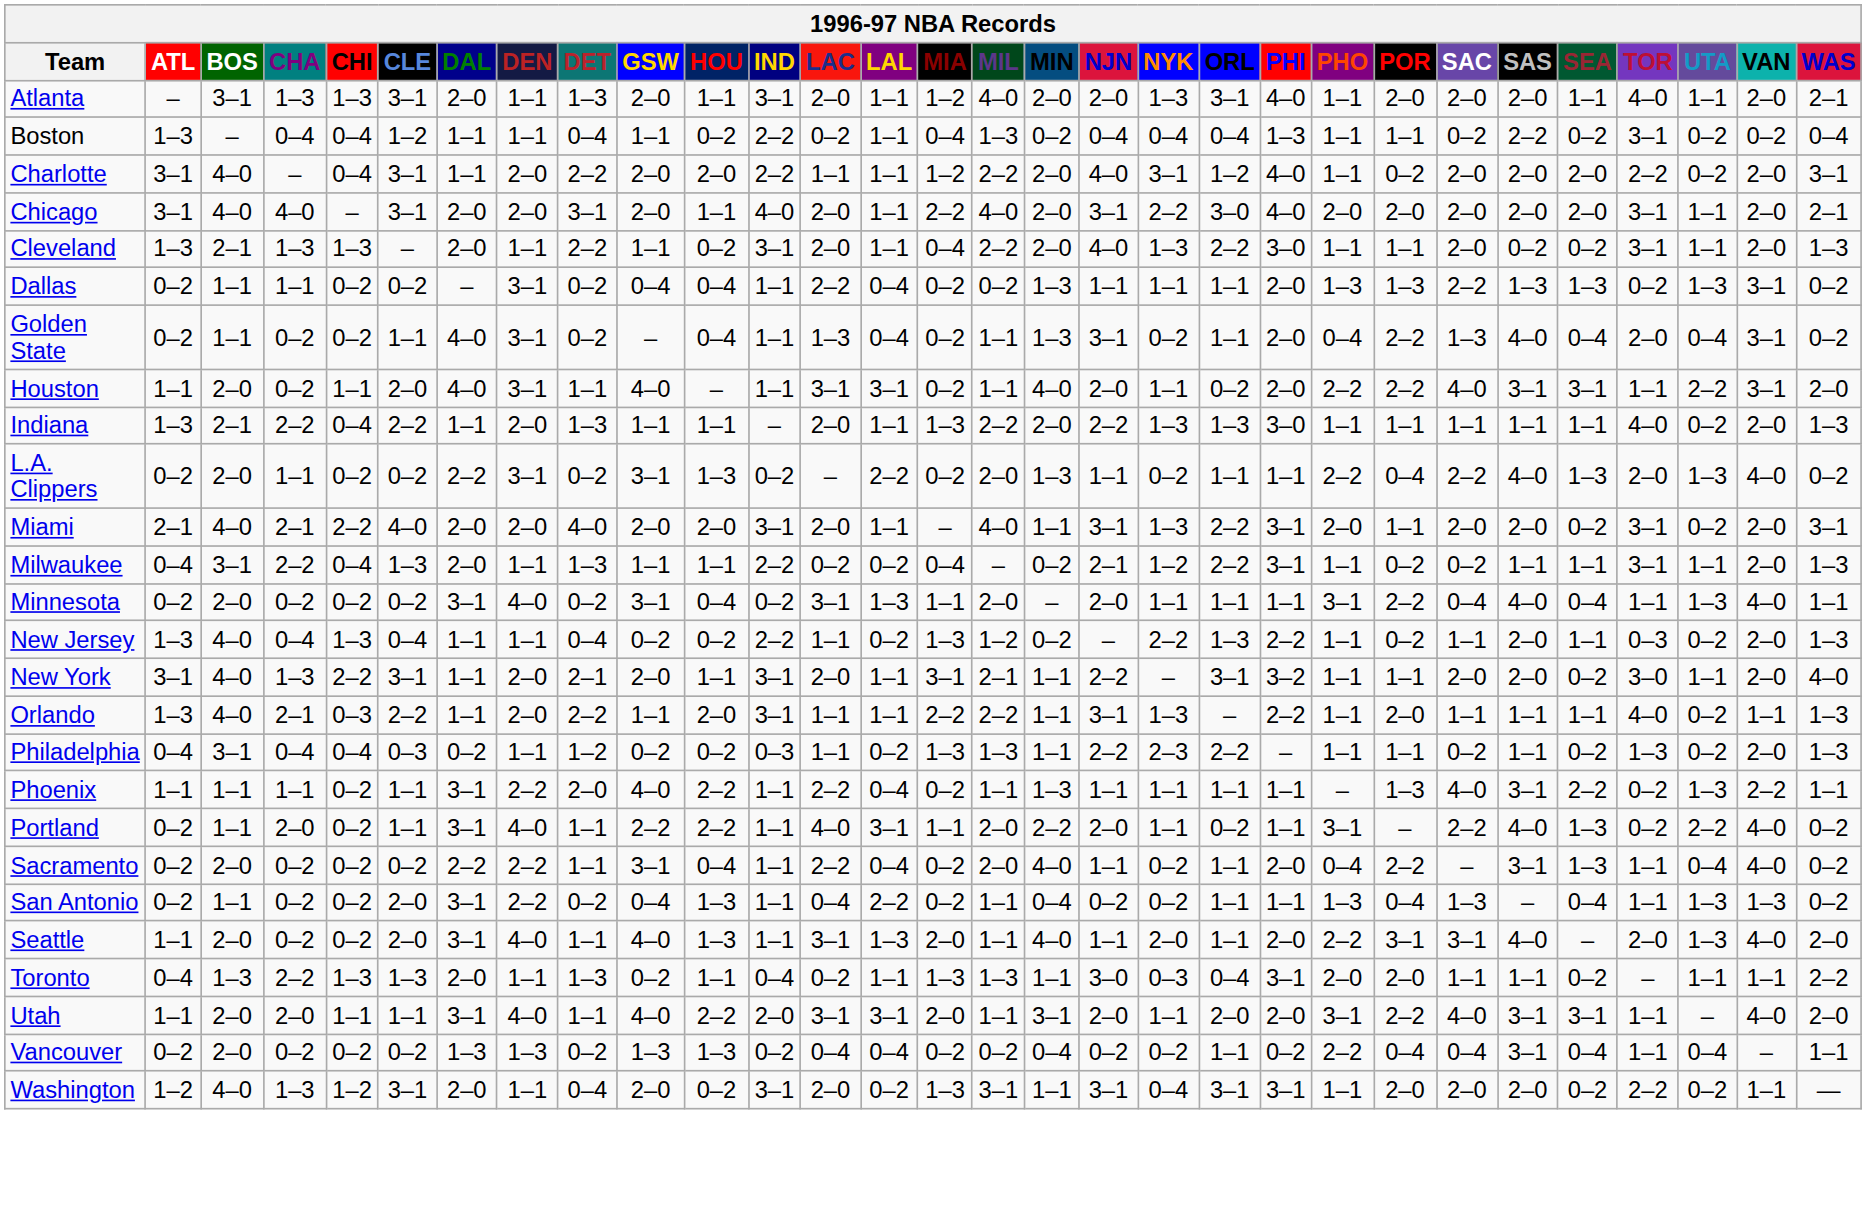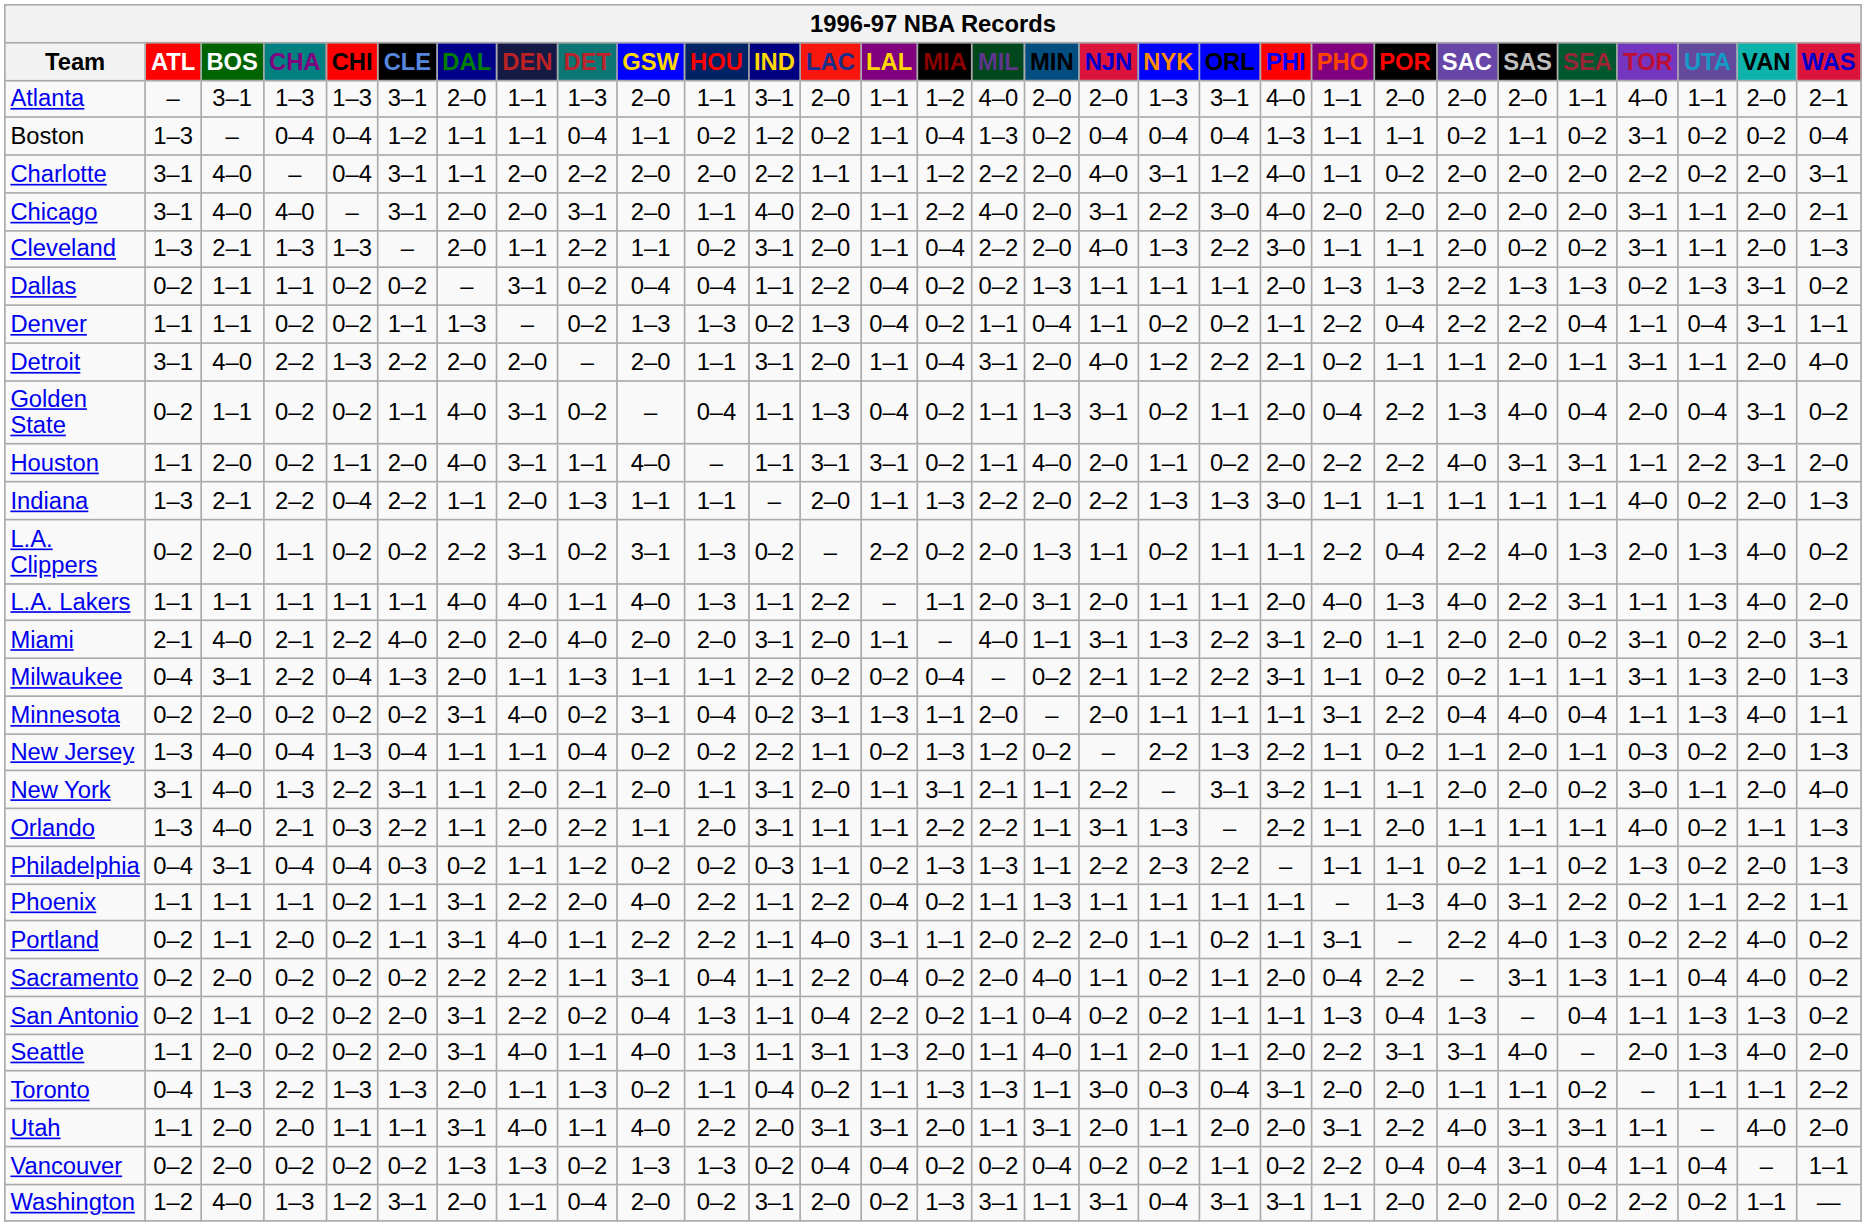(774, 137) 2–2 -> (774, 137) 1–2
(1528, 137) 2–2 -> (1528, 137) 1–1
+ row: (49, 324)
+ row: (45, 362)
+ row: (70, 602)
(1707, 565) 1–1 -> (1707, 677) 1–3
(1707, 790) 1–3 -> (1707, 903) 1–1
